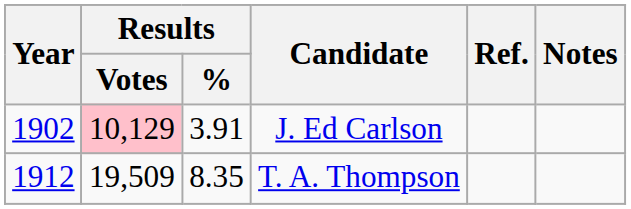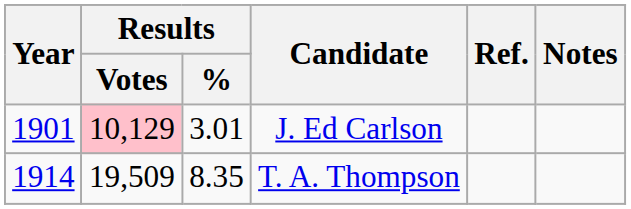(43, 128) 1902 -> (43, 128) 1901
(216, 128) 3.91 -> (216, 128) 3.01
(43, 177) 1912 -> (43, 177) 1914
